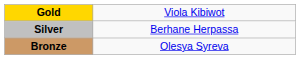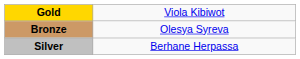rows swapped: (49, 29) <-> (49, 46)
